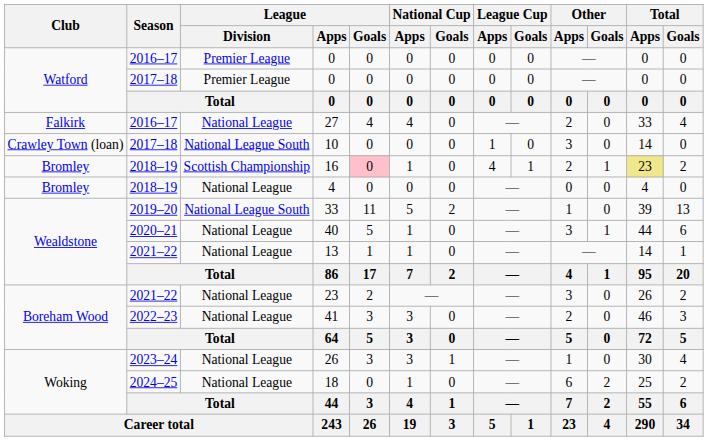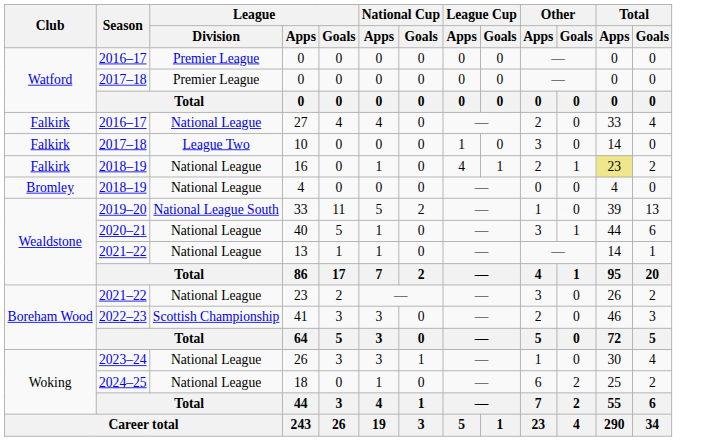(65, 144) Crawley Town (loan) -> (50, 144) Falkirk
(247, 144) National League South -> (216, 144) League Two
(65, 166) Bromley -> (50, 166) Falkirk
(247, 166) Scottish Championship -> (216, 166) National League
(370, 166) pink background -> (339, 166) no background
(247, 317) National League -> (216, 317) Scottish Championship
